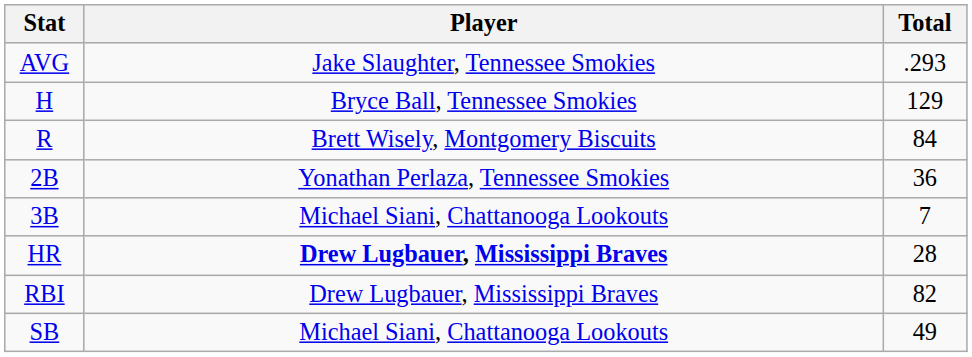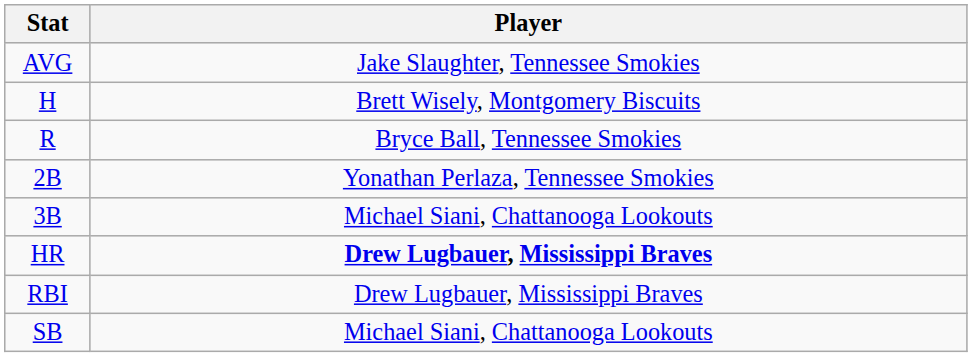- column: (925, 23)
(484, 100) Bryce Ball, Tennessee Smokies -> (528, 100) Brett Wisely, Montgomery Biscuits
(484, 139) Brett Wisely, Montgomery Biscuits -> (528, 139) Bryce Ball, Tennessee Smokies
